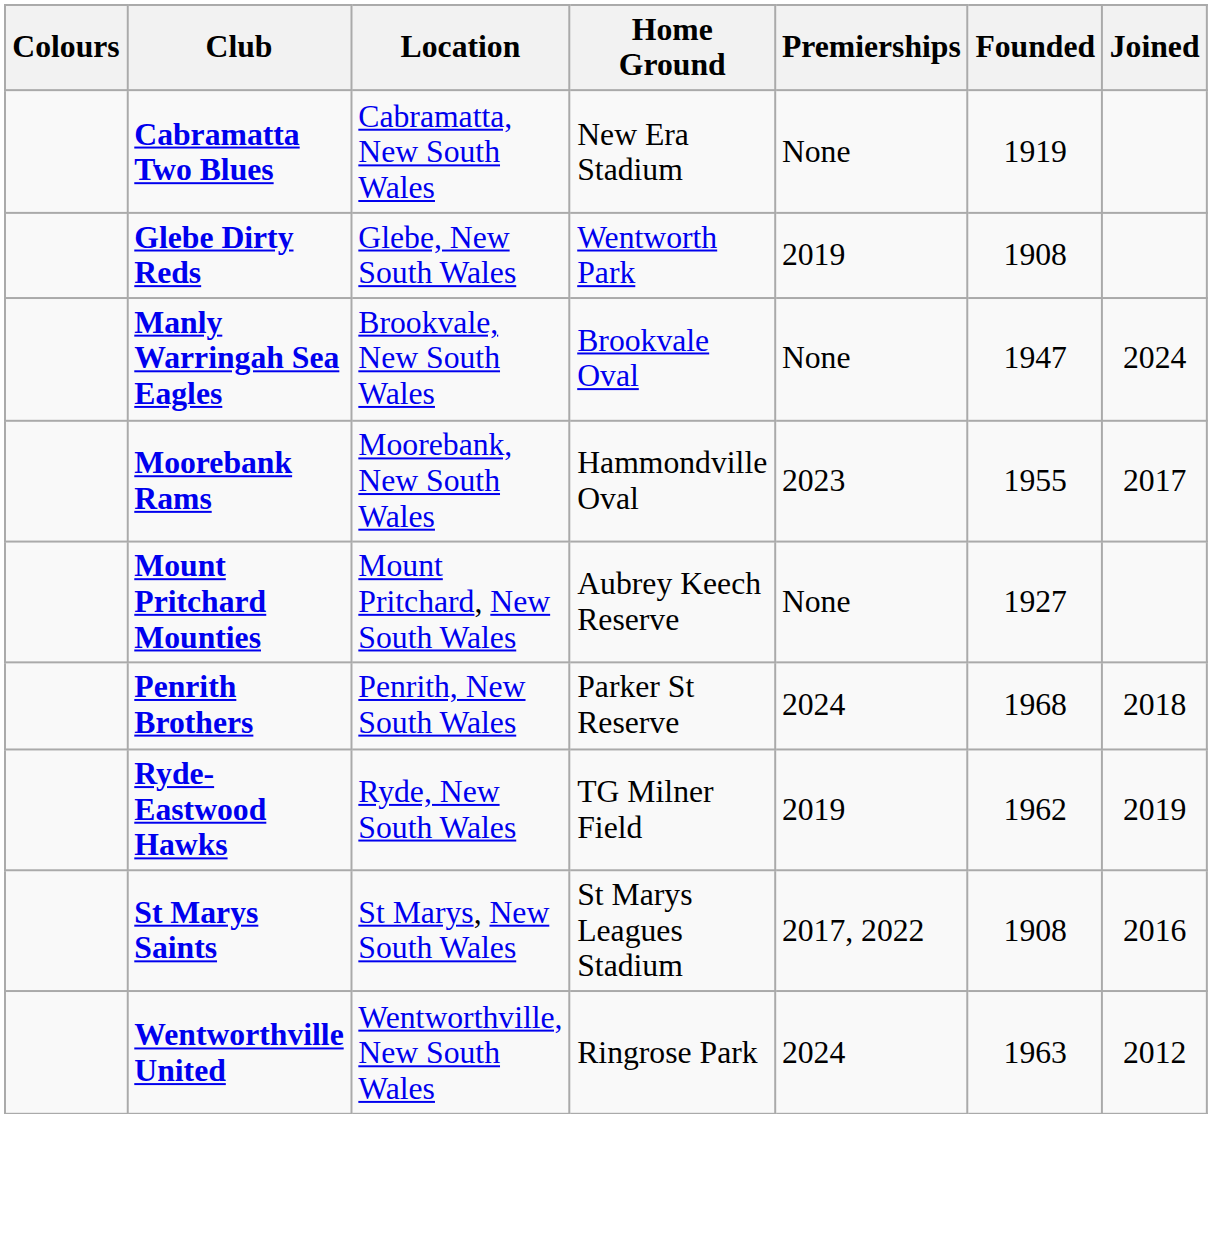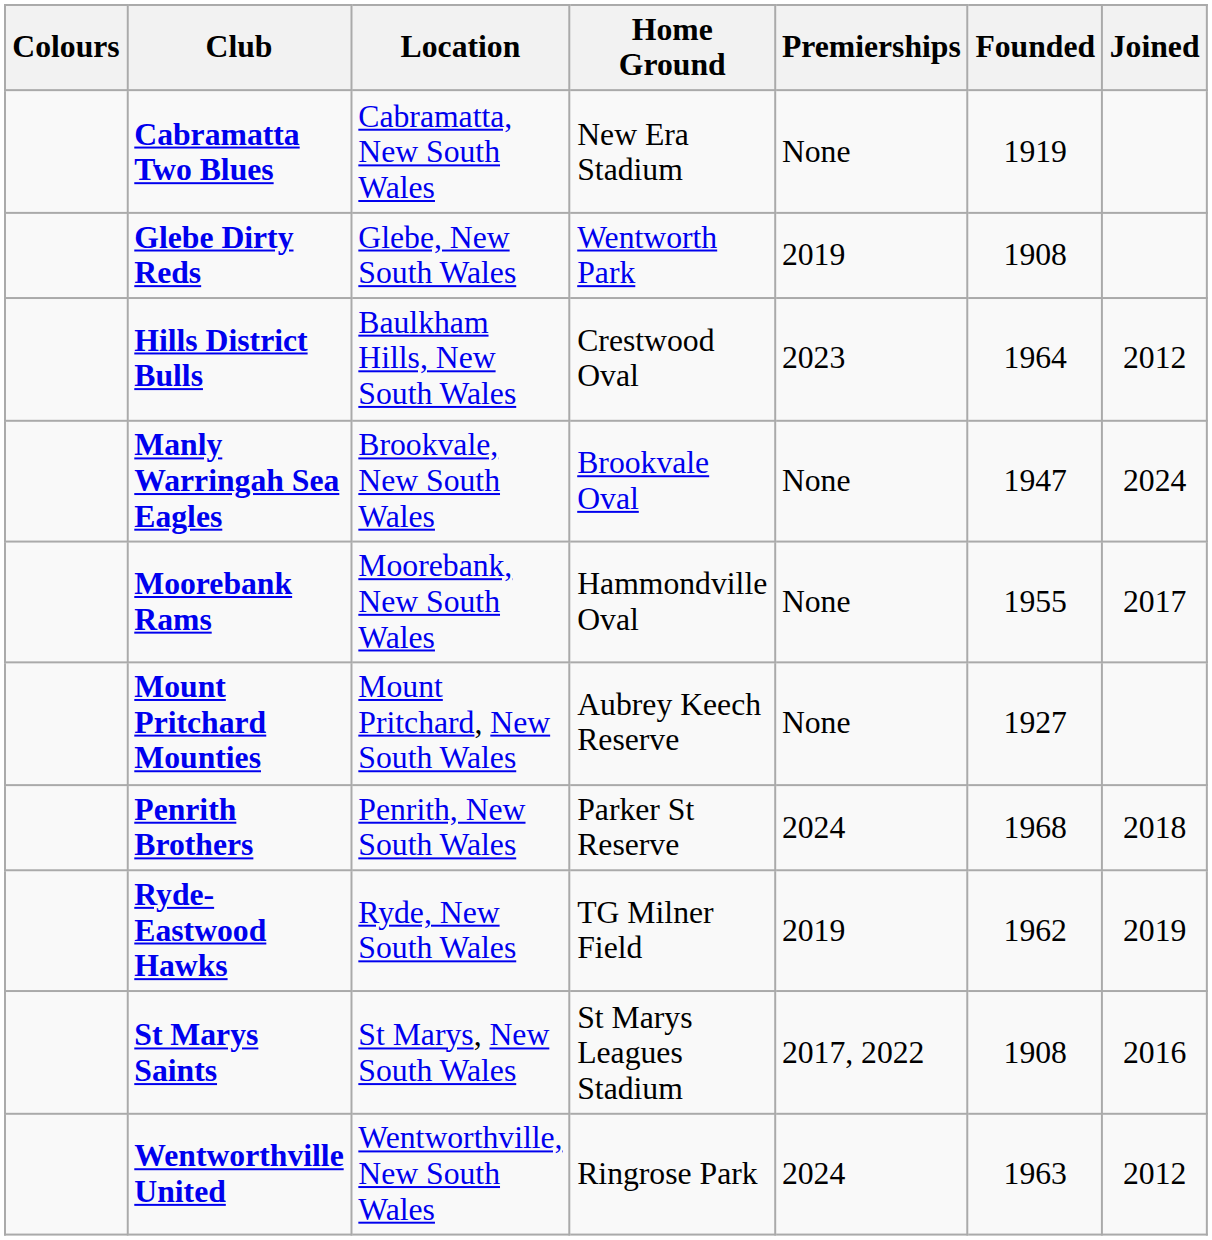+ row: (221, 358)
(814, 480) 2023 -> (816, 601) None
